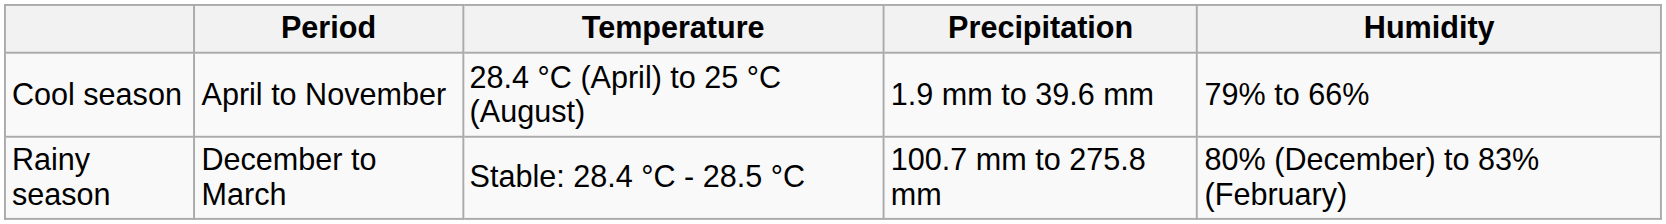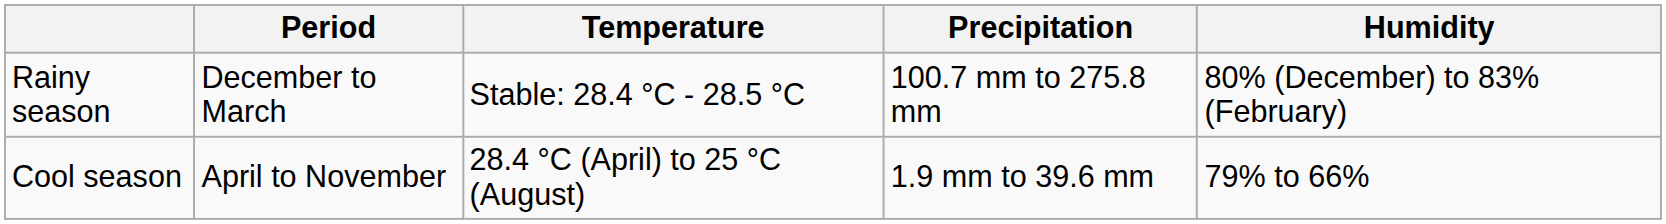rows swapped: (97, 94) <-> (61, 177)
